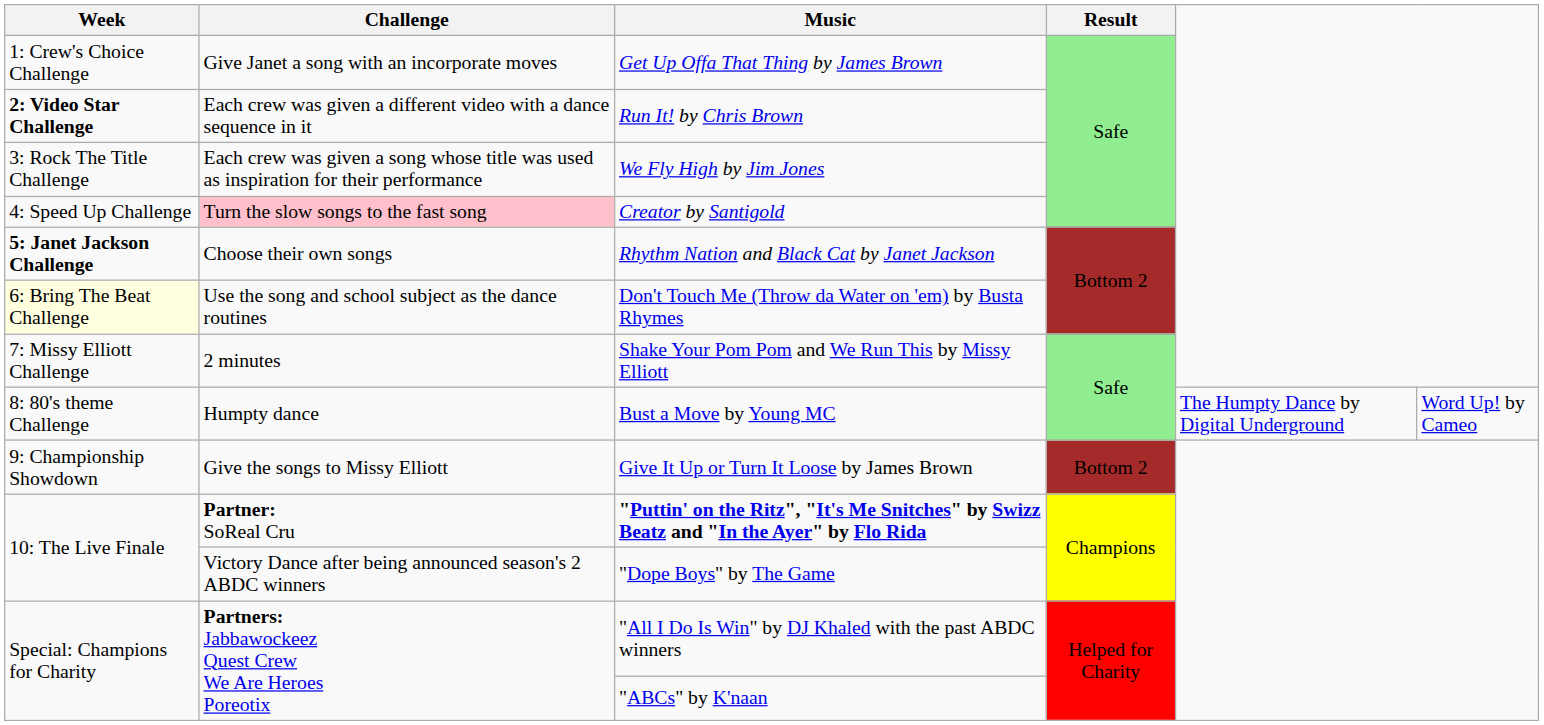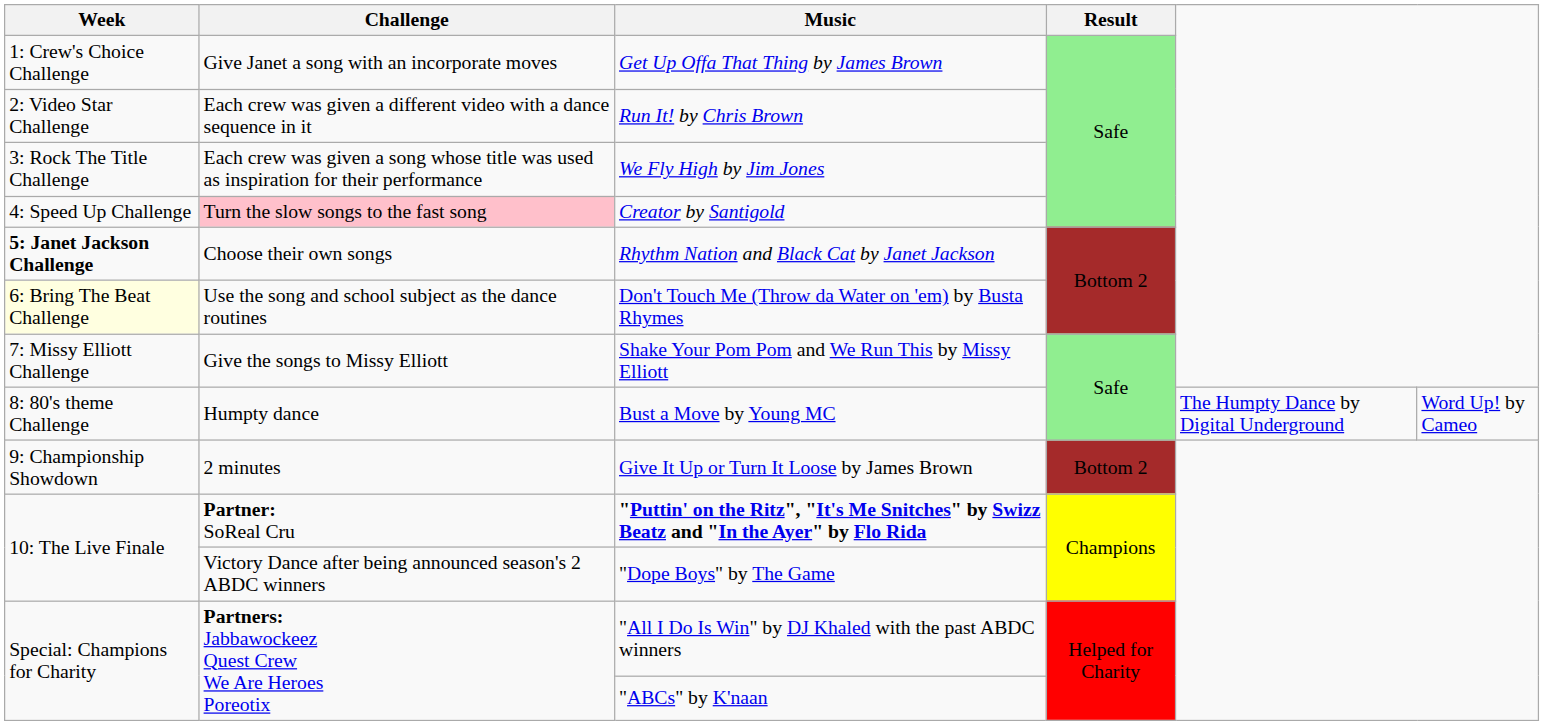(64, 115) bold -> (61, 115) normal
(242, 360) 2 minutes -> (326, 360) Give the songs to Missy Elliott
(326, 467) Give the songs to Missy Elliott -> (242, 467) 2 minutes
